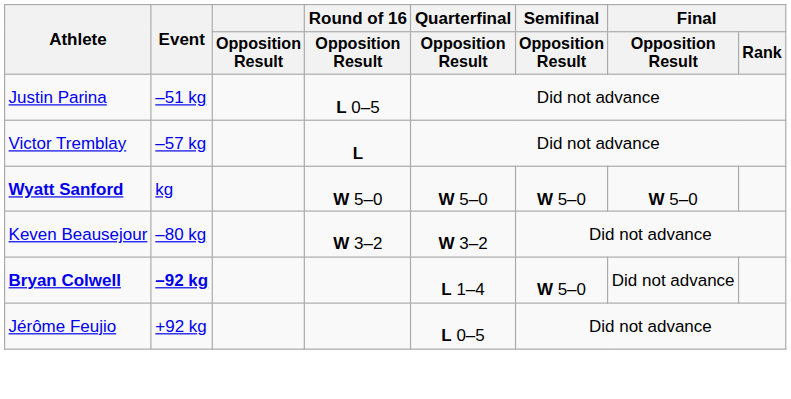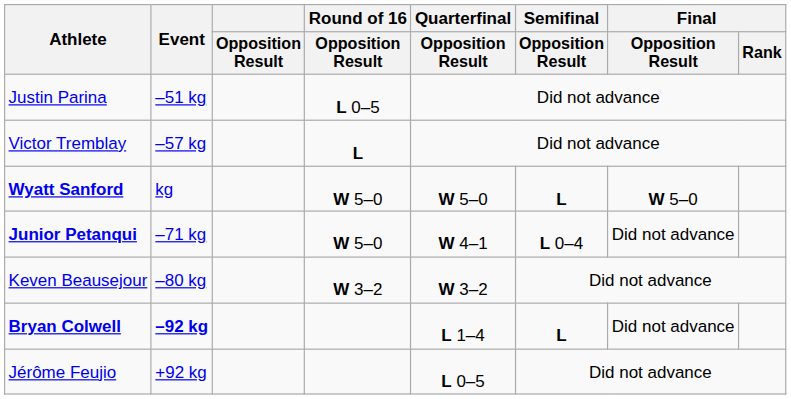(561, 199) W 5–0 -> (561, 199) L
+ row: (73, 235)
(561, 290) W 5–0 -> (561, 336) L
